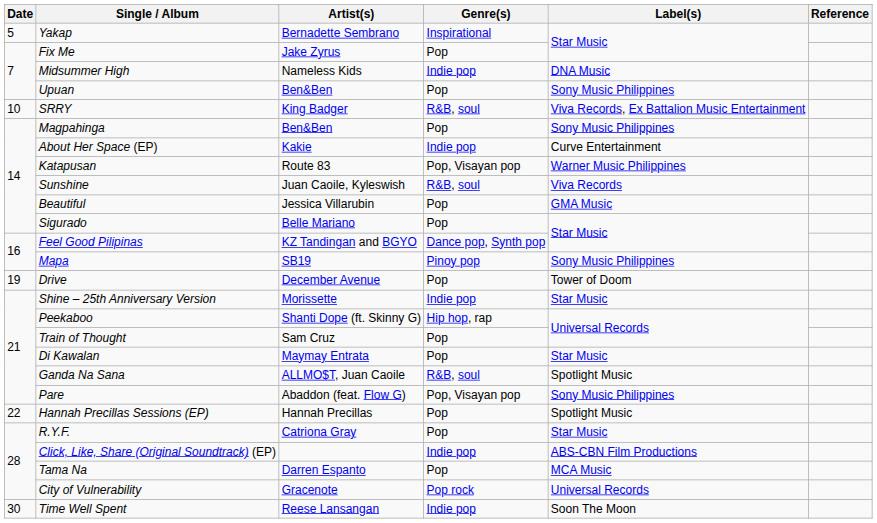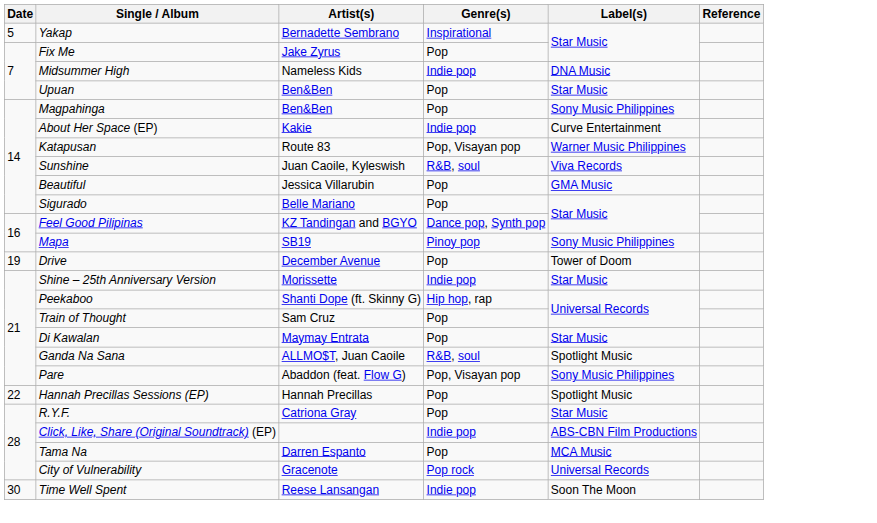(613, 90) Sony Music Philippines -> (579, 90) Star Music
- row: (55, 109)
